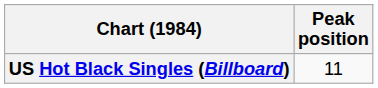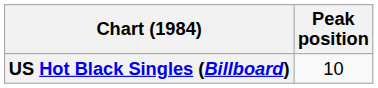(333, 68) 11 -> (333, 68) 10
